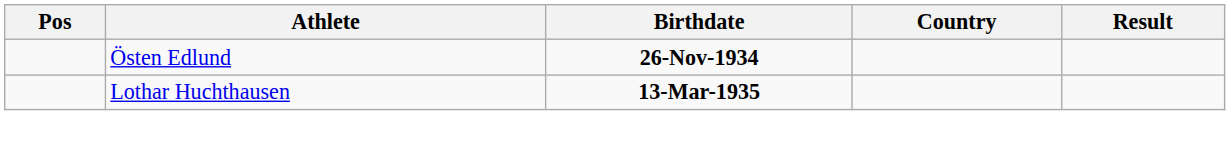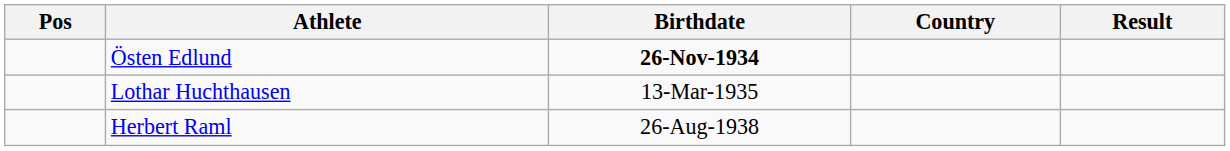(699, 92) bold -> (700, 92) normal
+ row: (171, 127)
